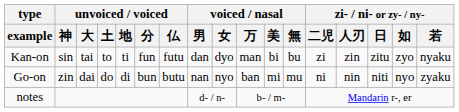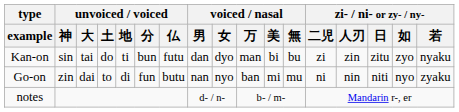(107, 56) to -> (107, 56) do
(147, 56) fun -> (147, 56) bun
(107, 77) do -> (107, 77) to
(147, 77) bun -> (147, 77) fun
